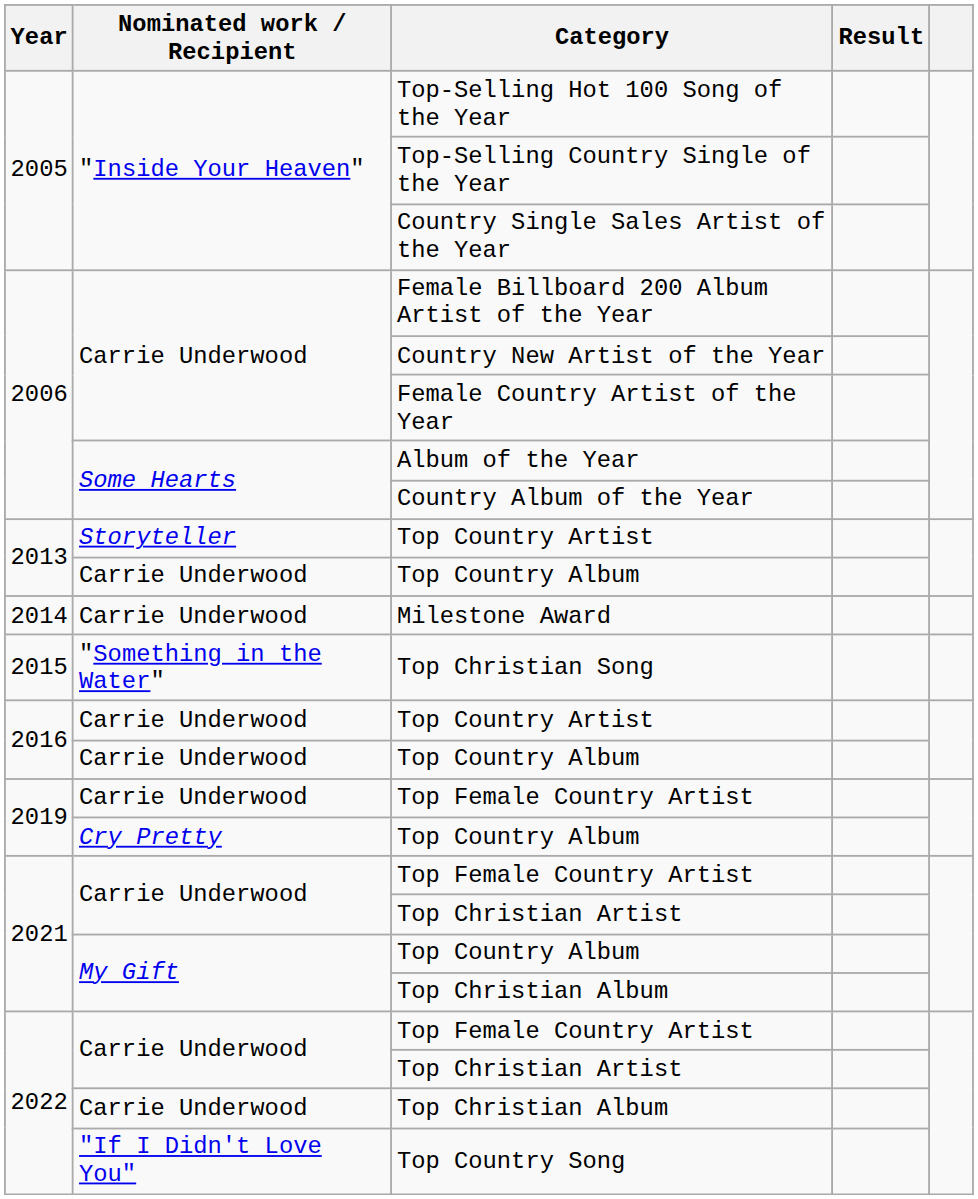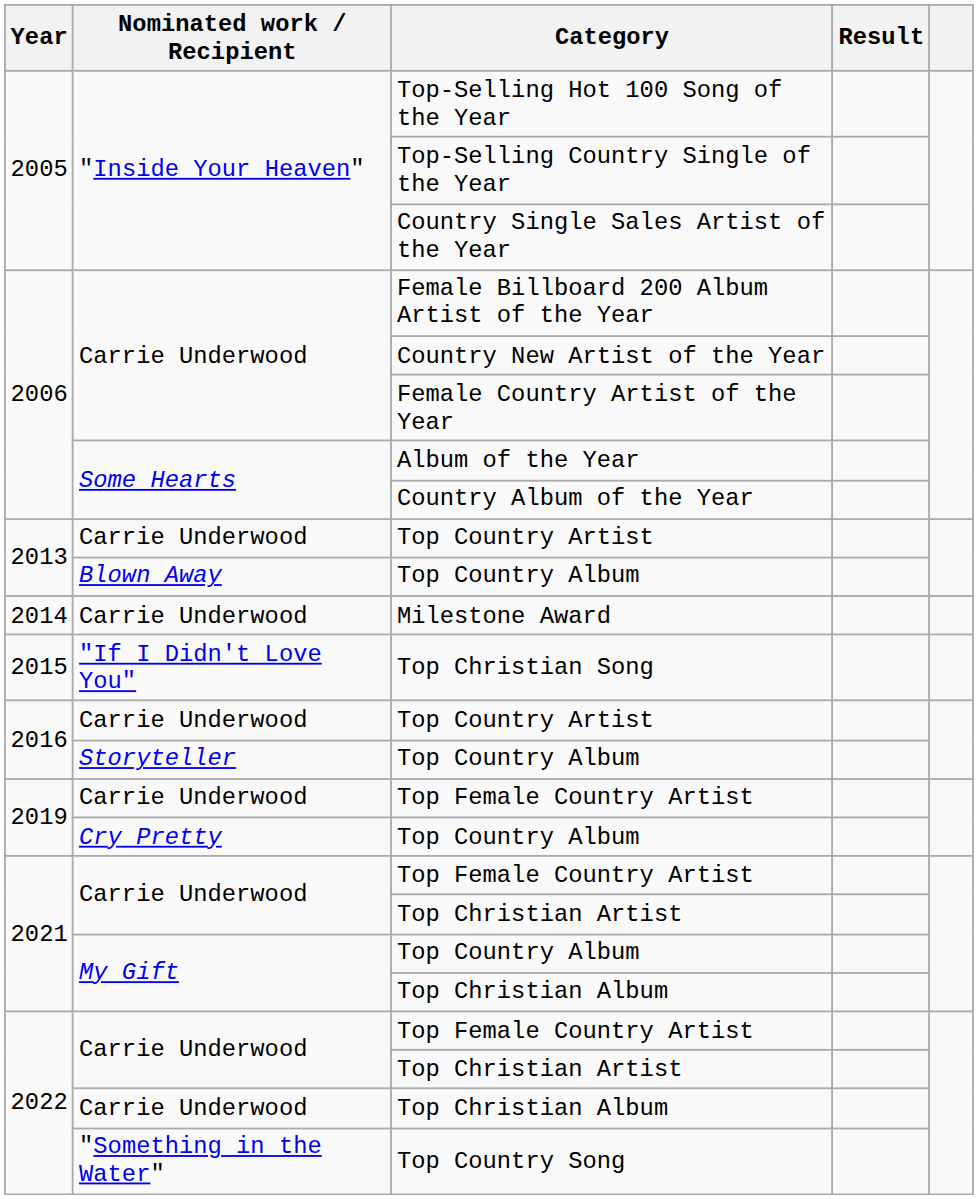(158, 538) Storyteller -> (193, 538) Carrie Underwood
(193, 577) Carrie Underwood -> (150, 577) Blown Away
(200, 668) "Something in the Water" -> (200, 668) "If I Didn't Love You"
(193, 759) Carrie Underwood -> (158, 759) Storyteller
(200, 1161) "If I Didn't Love You" -> (200, 1161) "Something in the Water"
